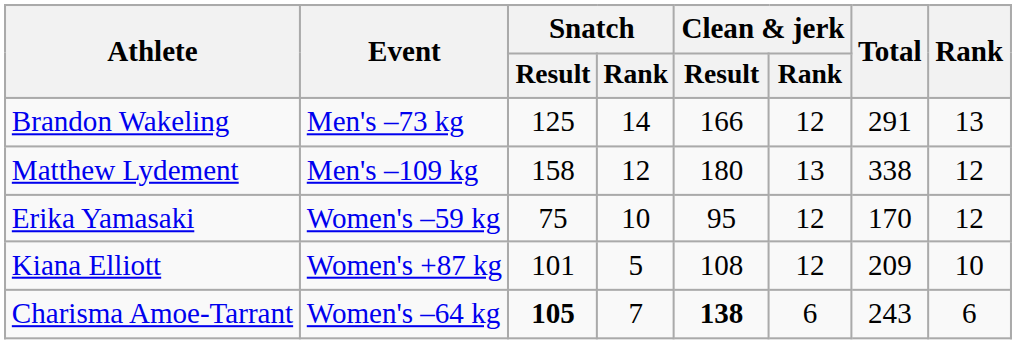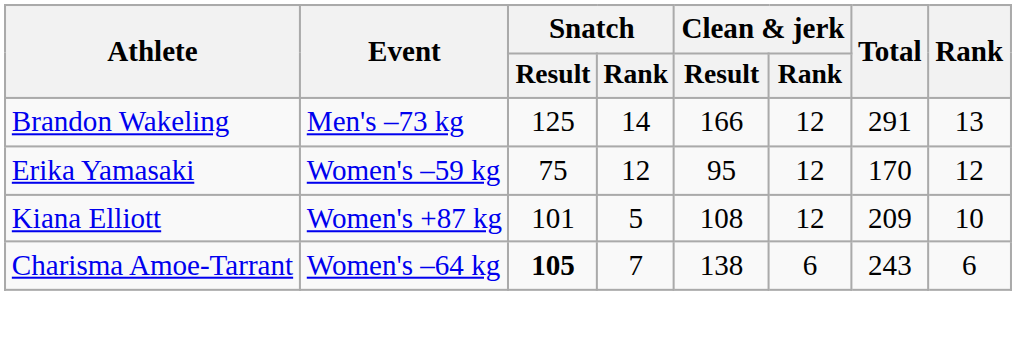- row: (125, 170)
(636, 218) 10 -> (636, 170) 12
(722, 314) bold -> (722, 266) normal
